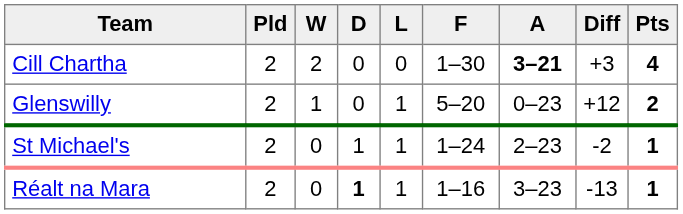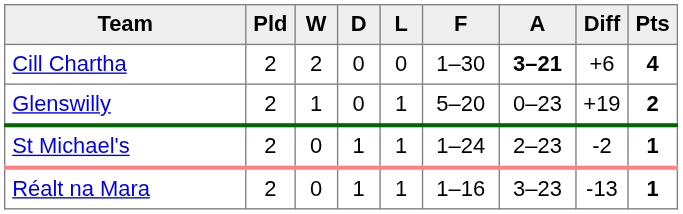(602, 64) +3 -> (602, 64) +6
(602, 103) +12 -> (602, 103) +19
(359, 188) bold -> (359, 188) normal
